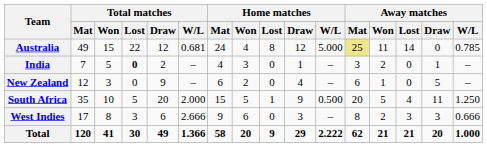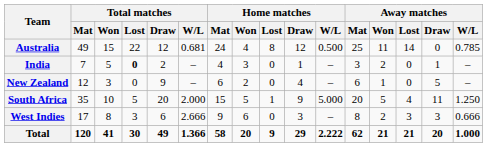(330, 47) 5.000 -> (330, 47) 0.500
(357, 47) khaki background -> (357, 47) no background
(330, 99) 0.500 -> (330, 99) 5.000
